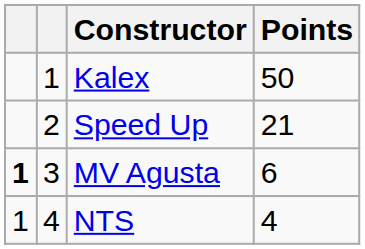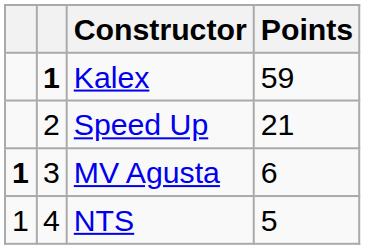(51, 77) normal -> (51, 77) bold
(278, 77) 50 -> (278, 77) 59
(269, 221) 4 -> (269, 221) 5
